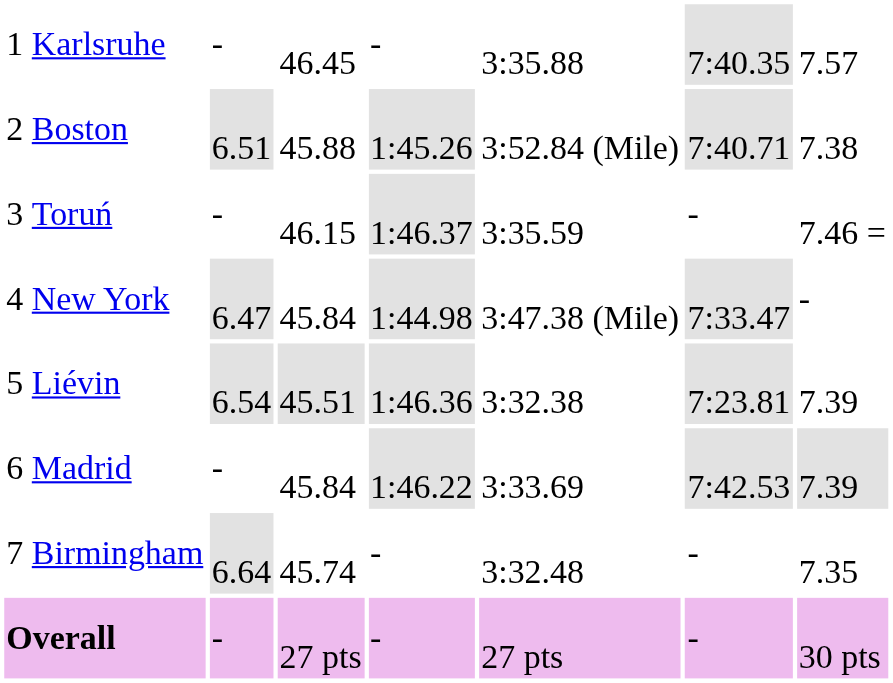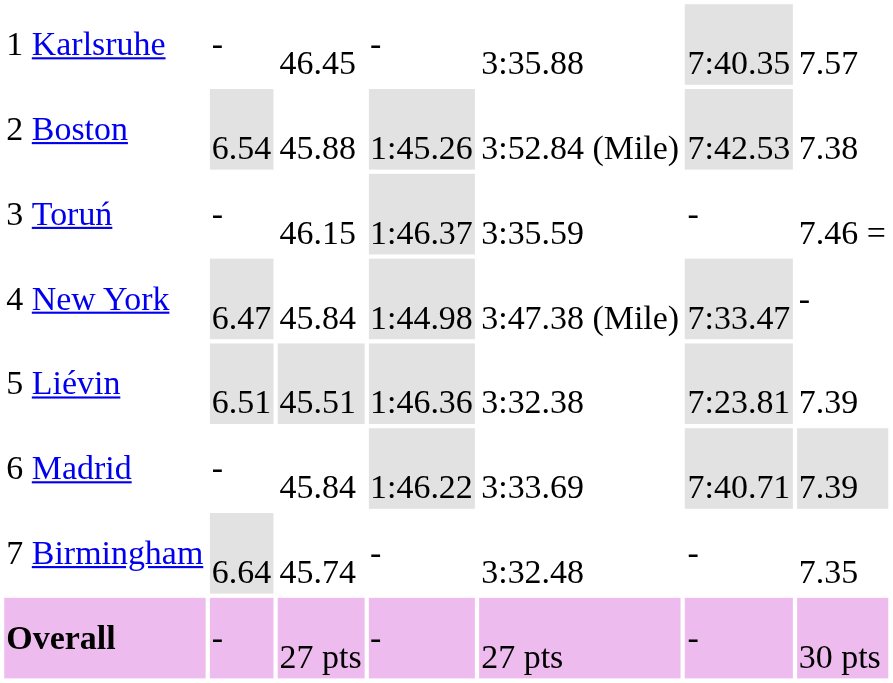(241, 147) 6.51 -> (241, 147) 6.54
(739, 147) 7:40.71 -> (739, 147) 7:42.53
(241, 402) 6.54 -> (241, 402) 6.51
(739, 487) 7:42.53 -> (739, 487) 7:40.71
